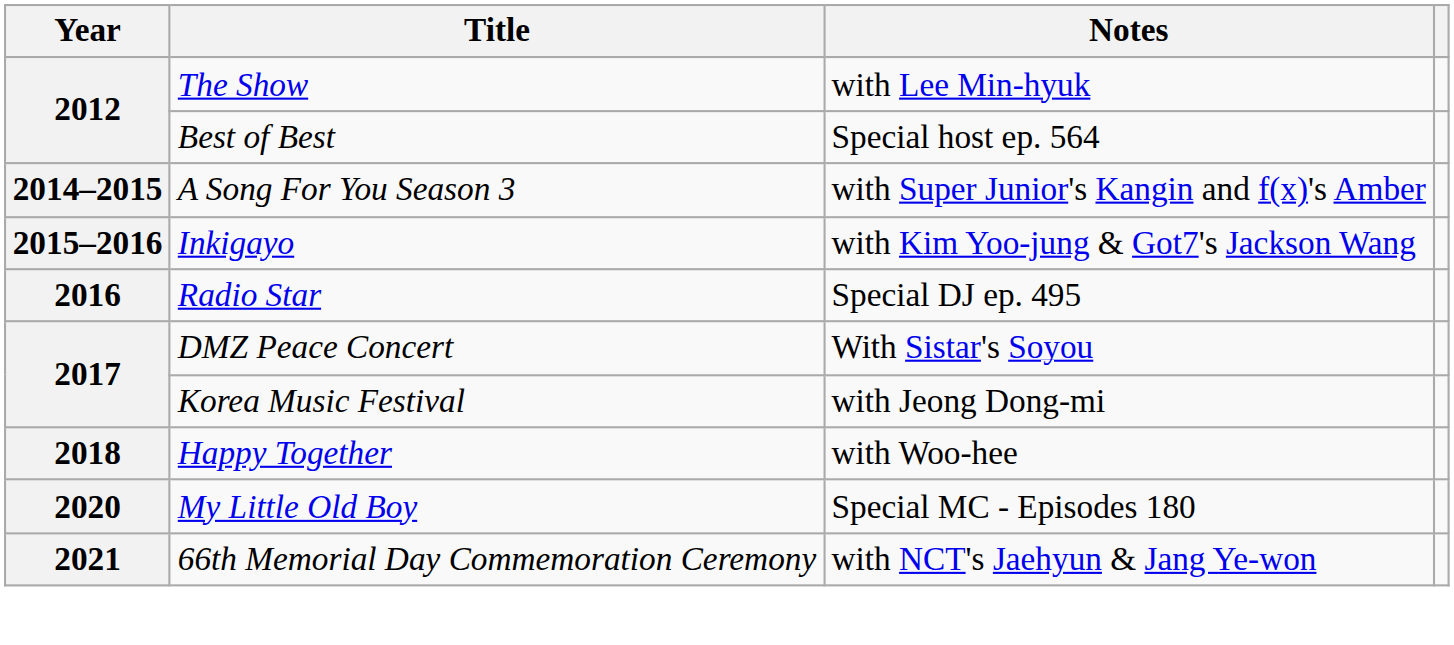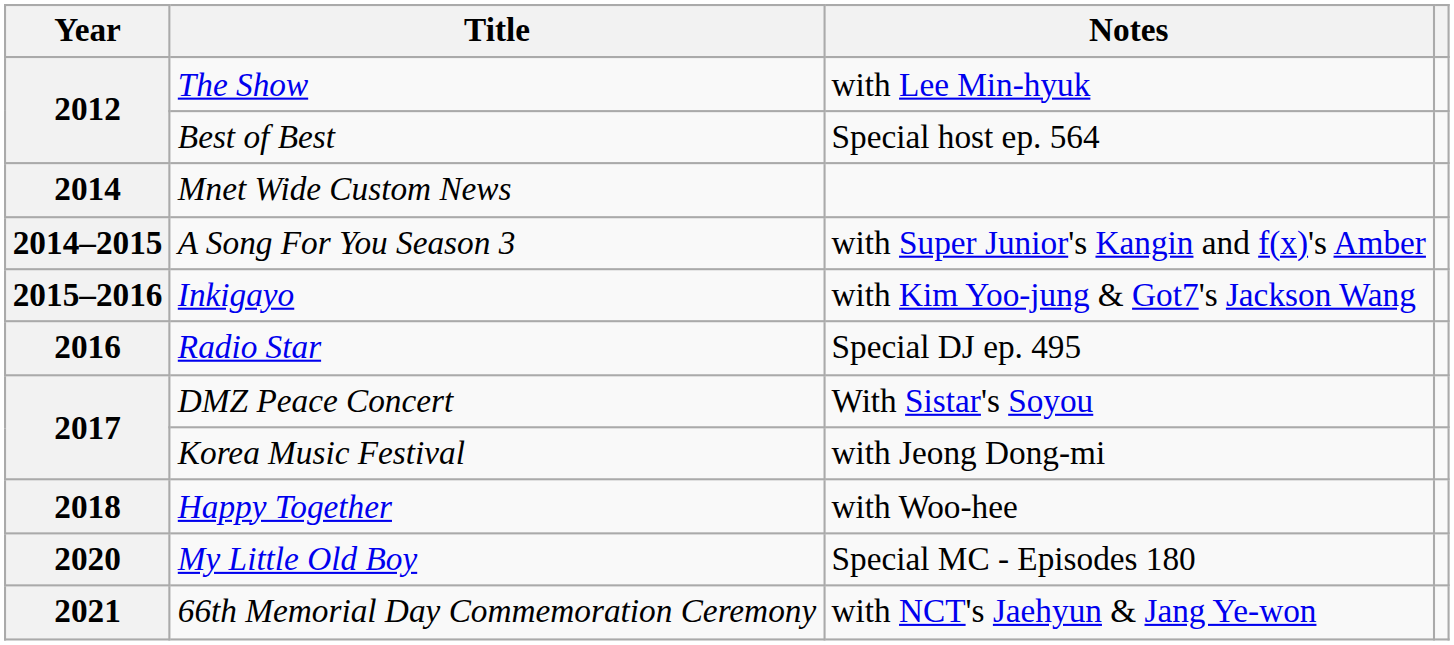+ row: (345, 189)
